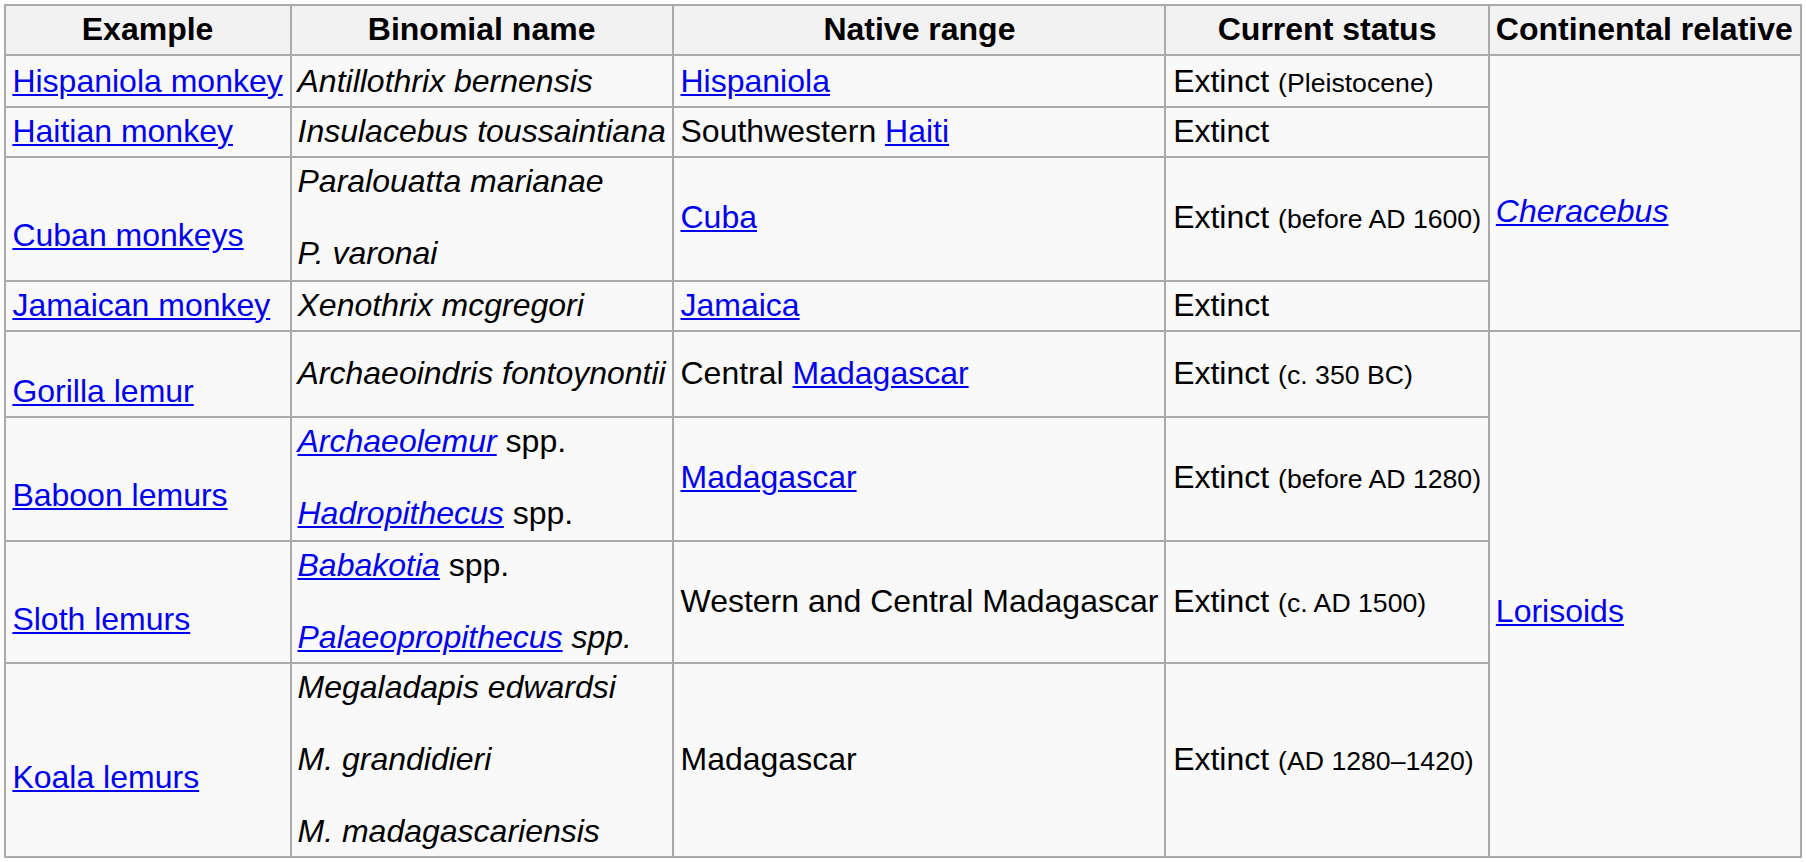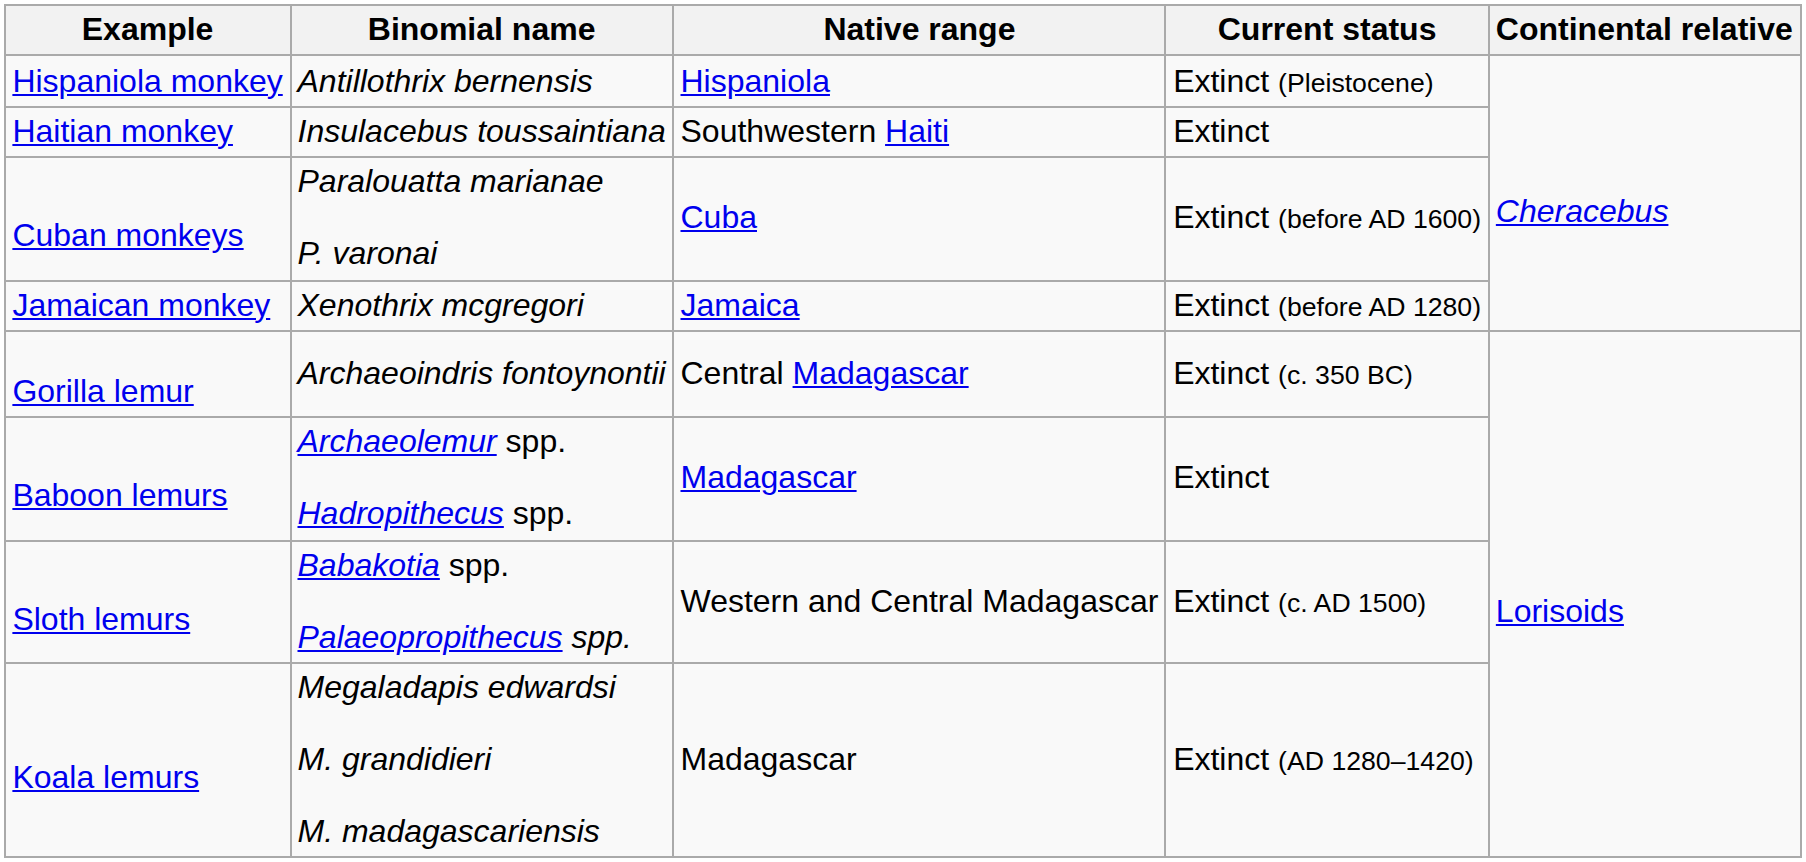(1221, 304) Extinct -> (1327, 304) Extinct (before AD 1280)
(1327, 478) Extinct (before AD 1280) -> (1221, 478) Extinct
